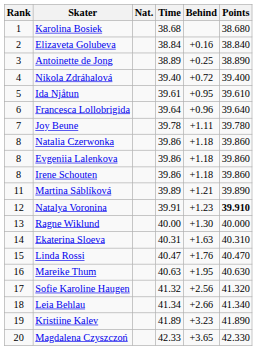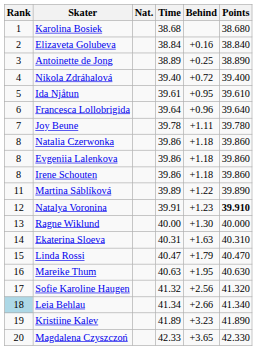(201, 191) +1.21 -> (201, 191) +1.22
(201, 256) +1.76 -> (201, 256) +1.79
(19, 304) no background -> (19, 304) lightblue background
